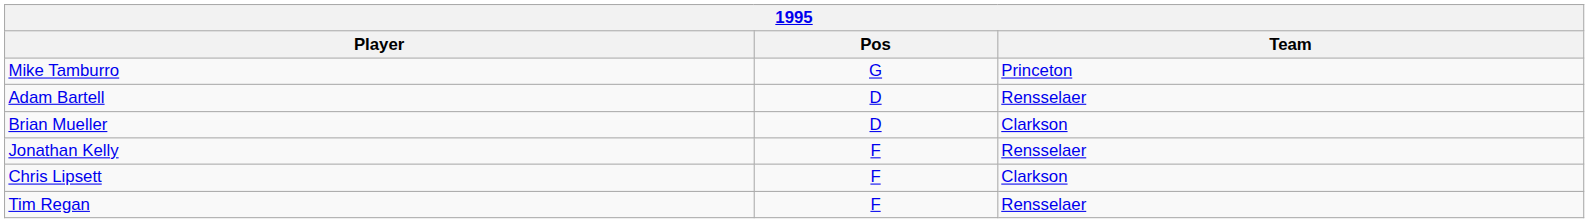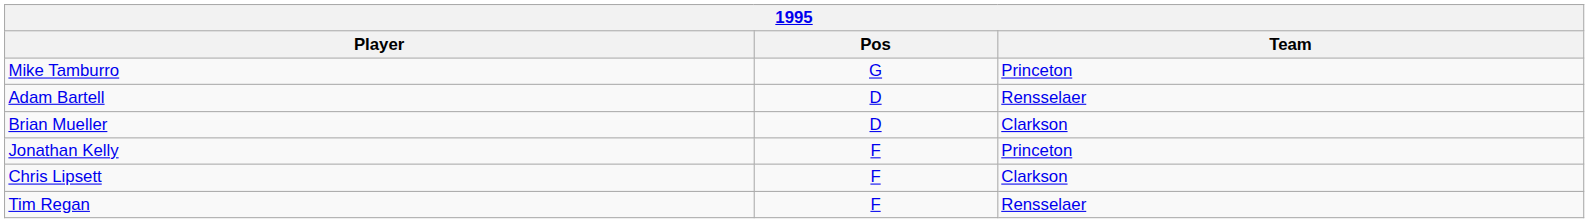(1044, 151) Rensselaer -> (1037, 151) Princeton
